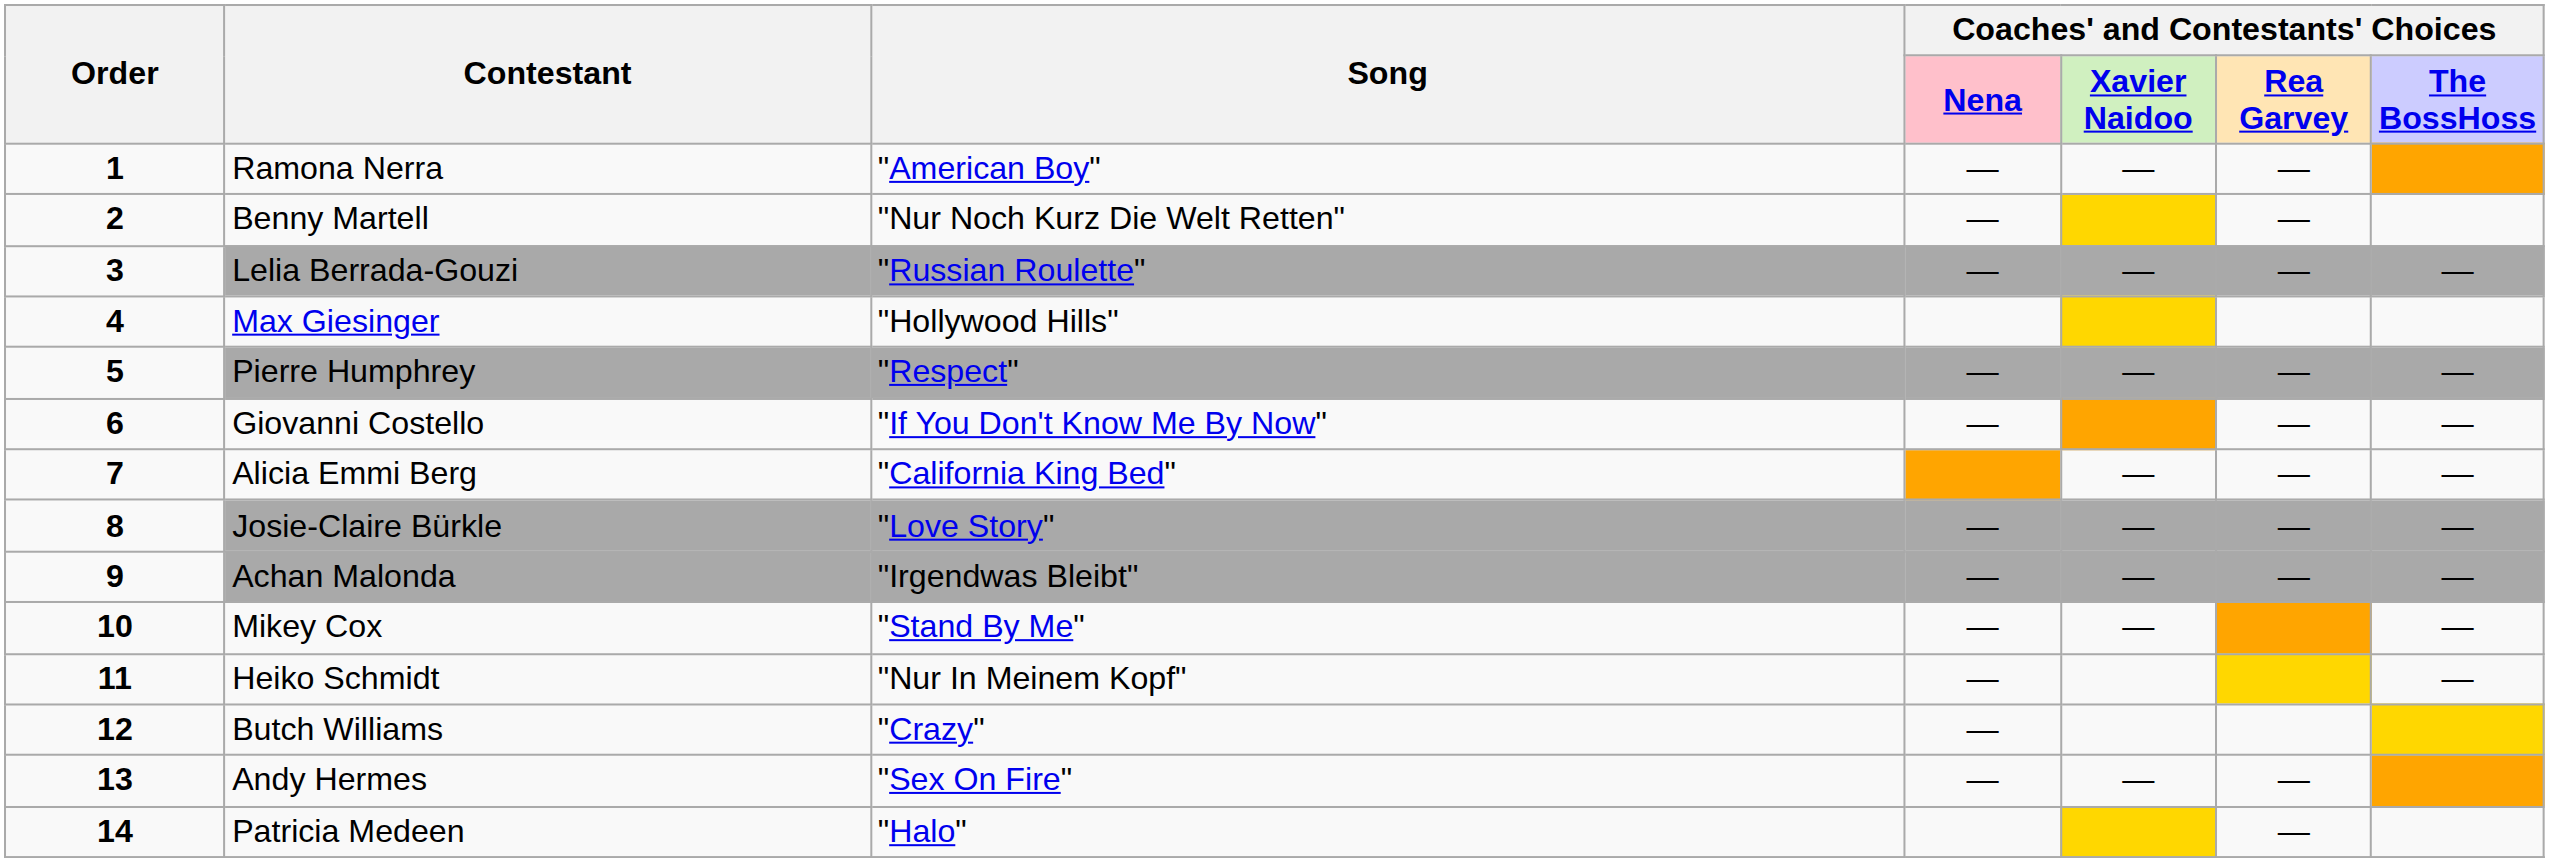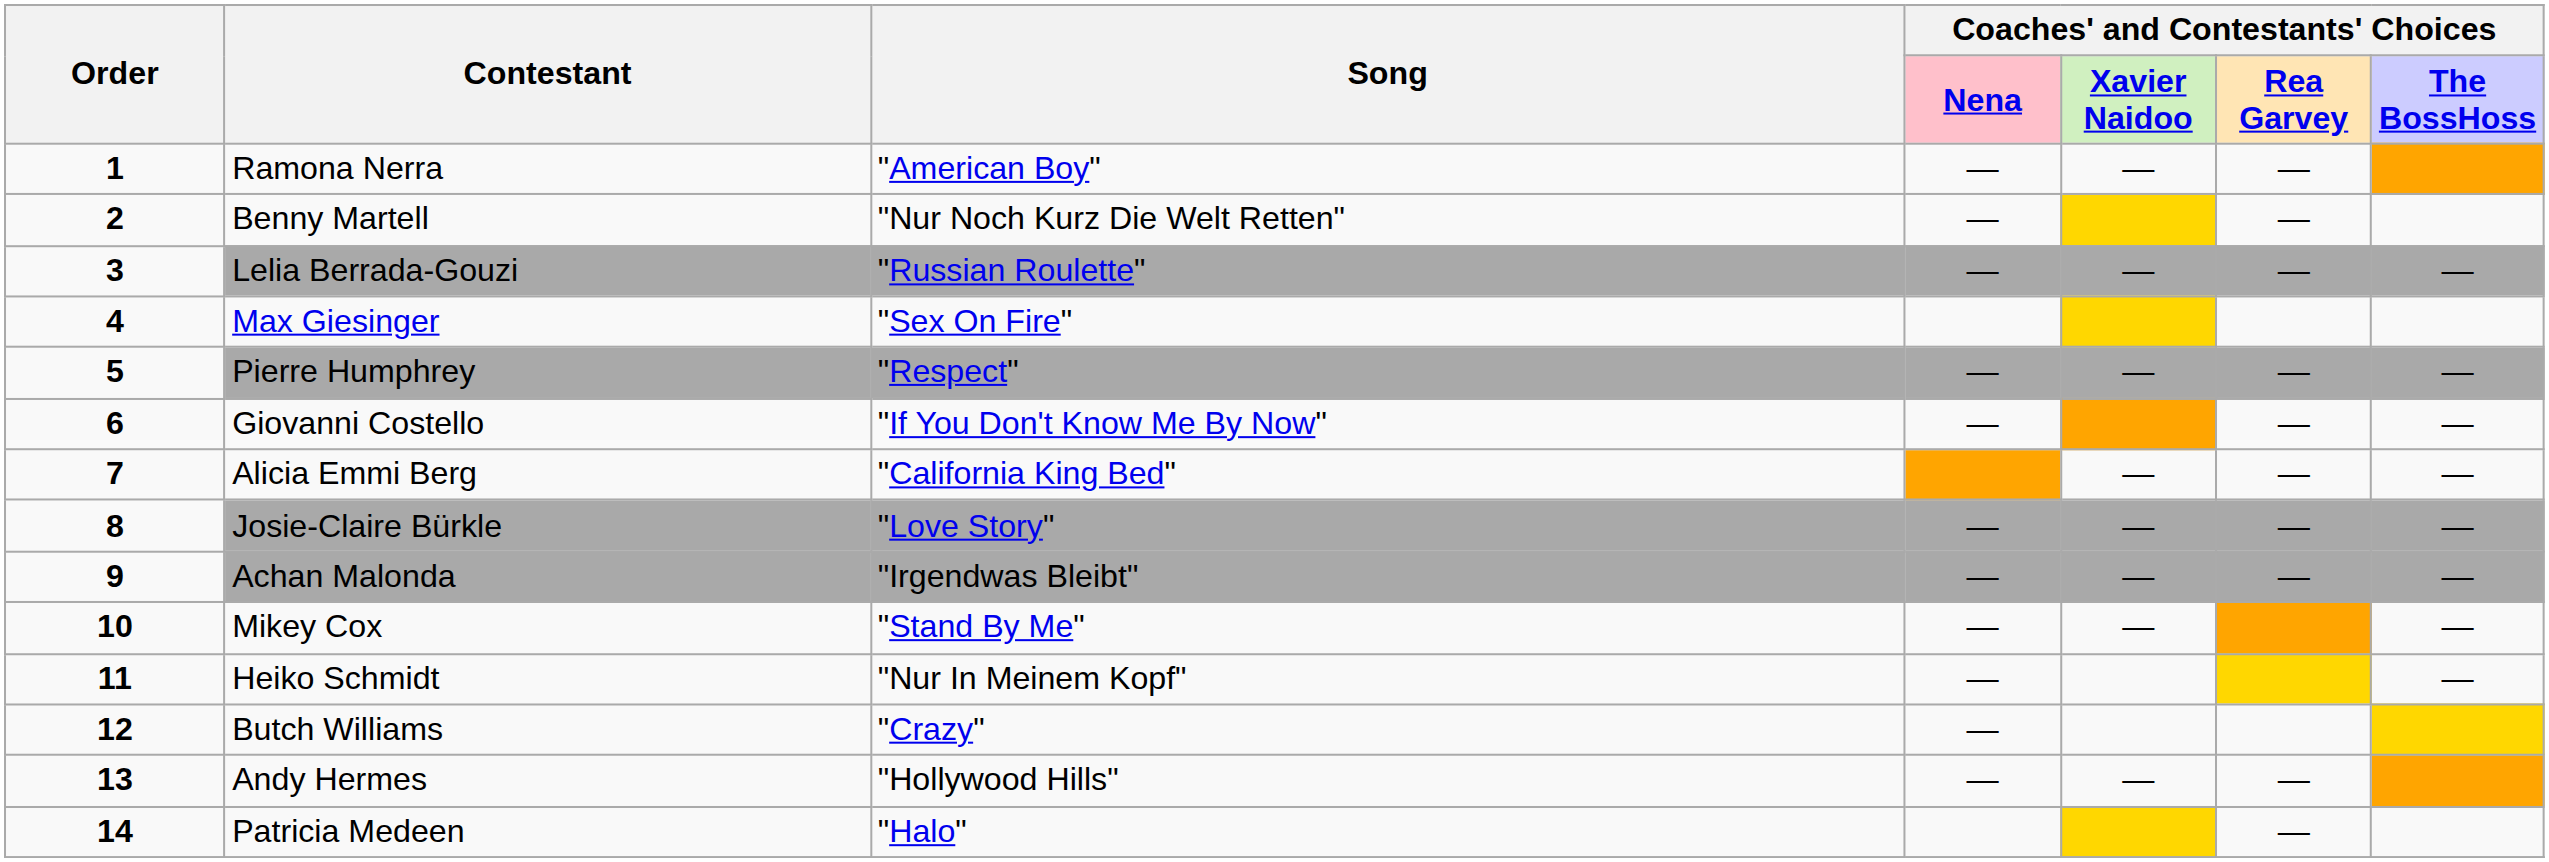(998, 321) "Hollywood Hills" -> (975, 321) "Sex On Fire"
(975, 780) "Sex On Fire" -> (998, 780) "Hollywood Hills"
